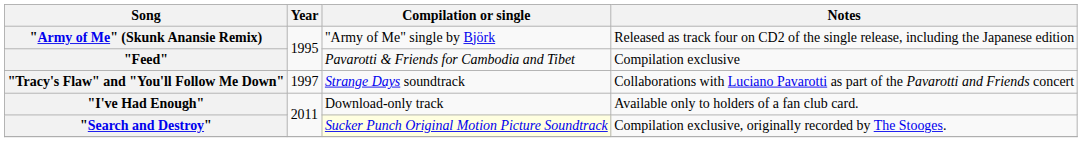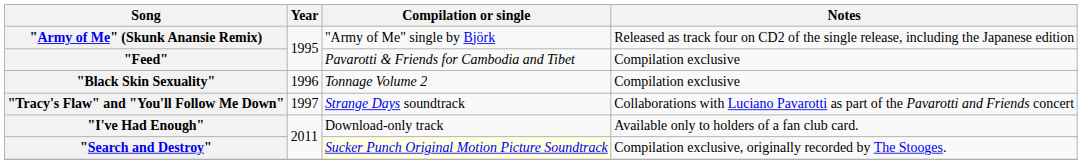+ row: (146, 81)
